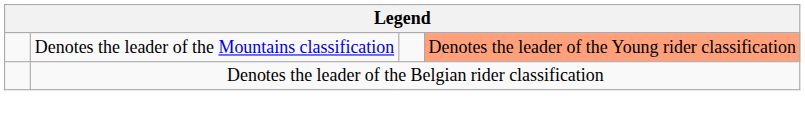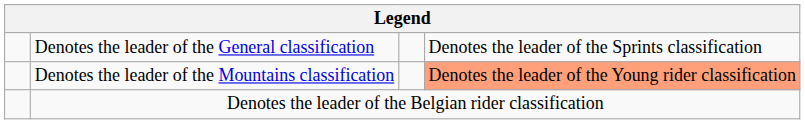+ row: (205, 47)
